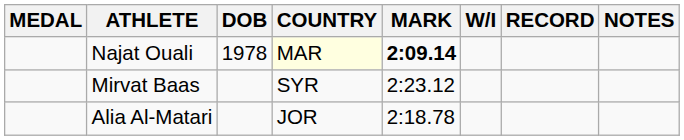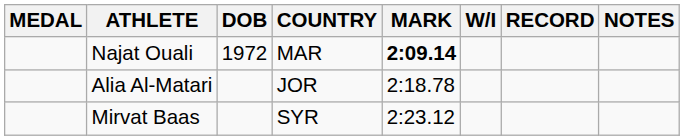(244, 53) 1978 -> (244, 53) 1972
(299, 53) lightyellow background -> (299, 53) no background
rows swapped: (152, 118) <-> (146, 85)
